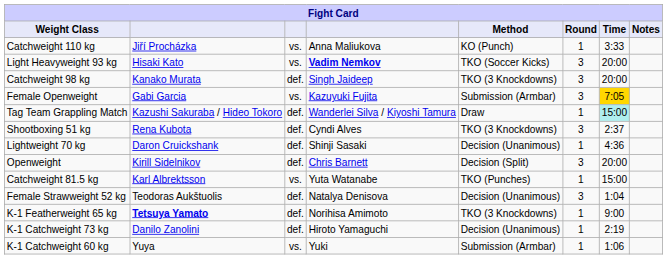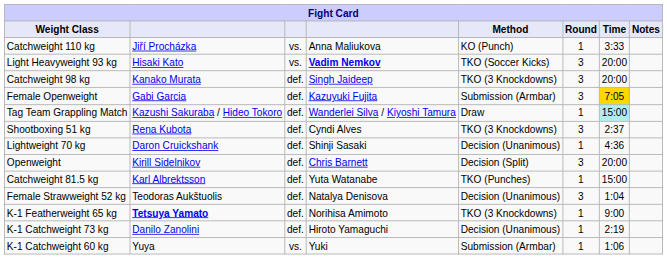(295, 96) vs. -> (295, 96) def.
(295, 179) vs. -> (295, 179) def.
